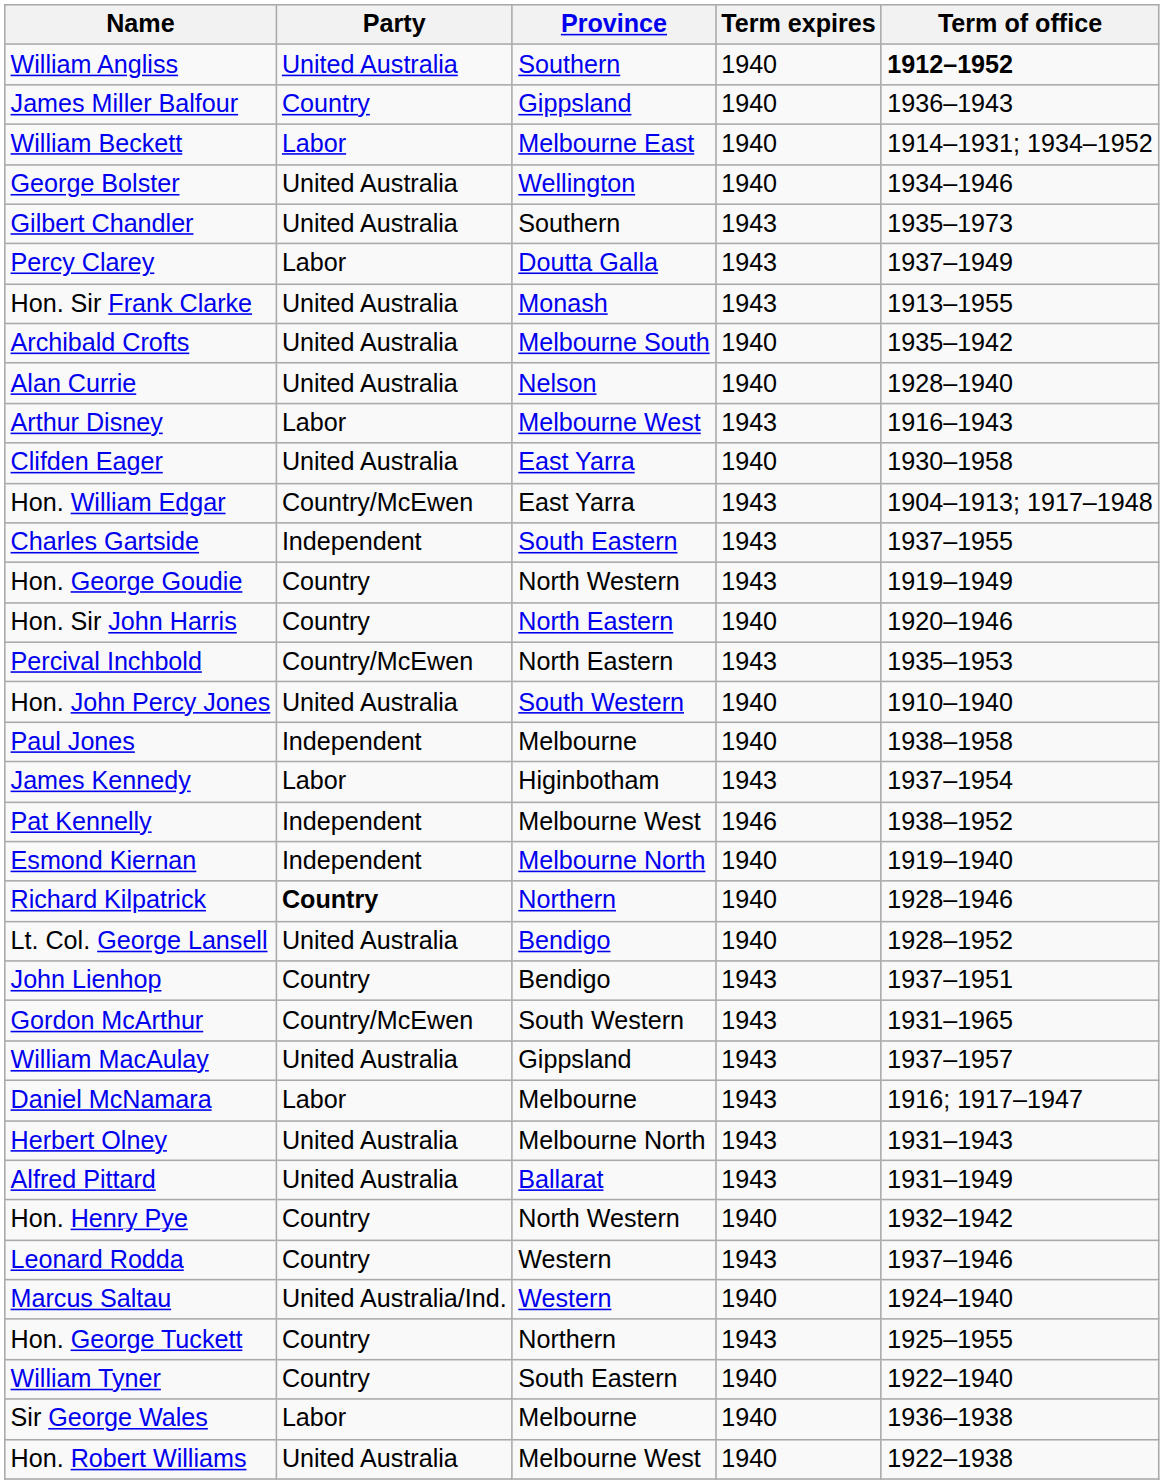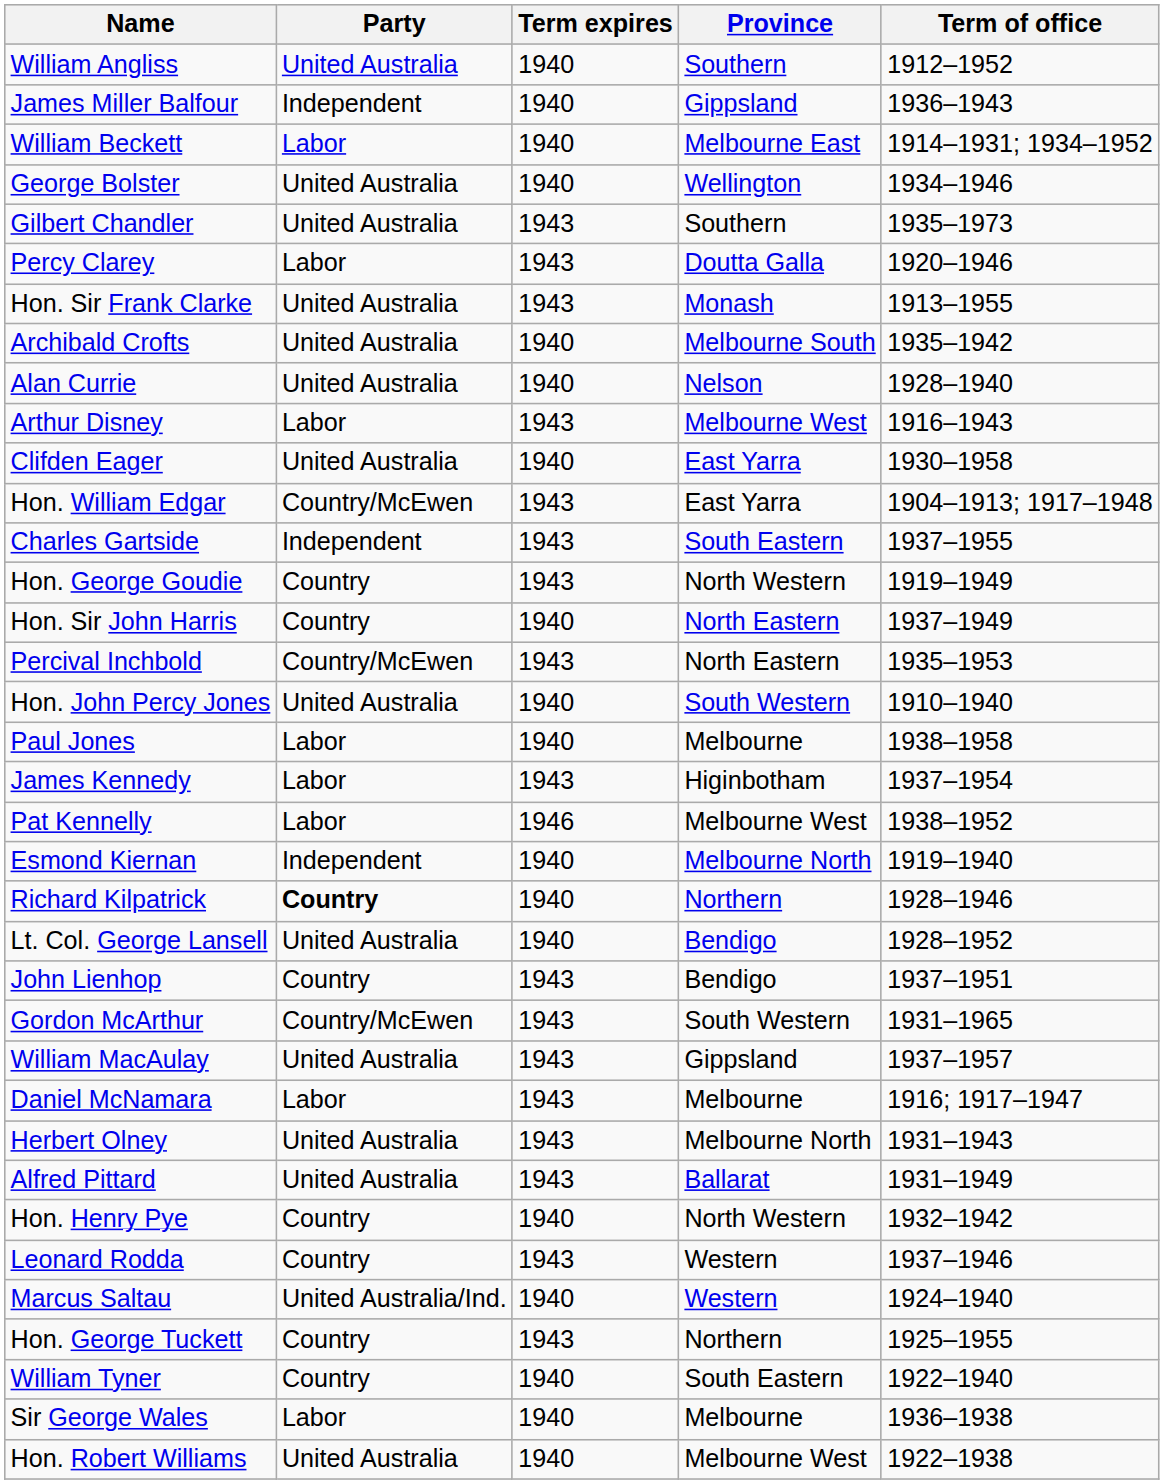columns swapped: (614, 24) <-> (798, 24)
(950, 64) bold -> (950, 64) normal
(326, 104) Country -> (352, 104) Independent
(950, 263) 1937–1949 -> (950, 263) 1920–1946
(950, 622) 1920–1946 -> (950, 622) 1937–1949
(352, 741) Independent -> (314, 741) Labor
(352, 821) Independent -> (314, 821) Labor
